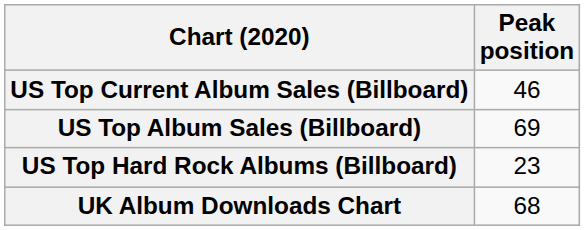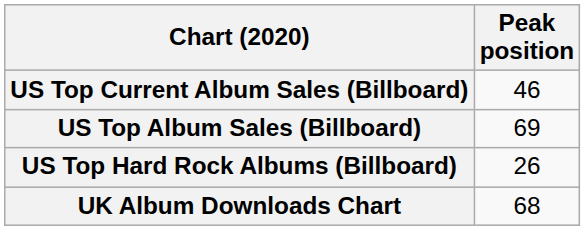(527, 166) 23 -> (527, 166) 26
